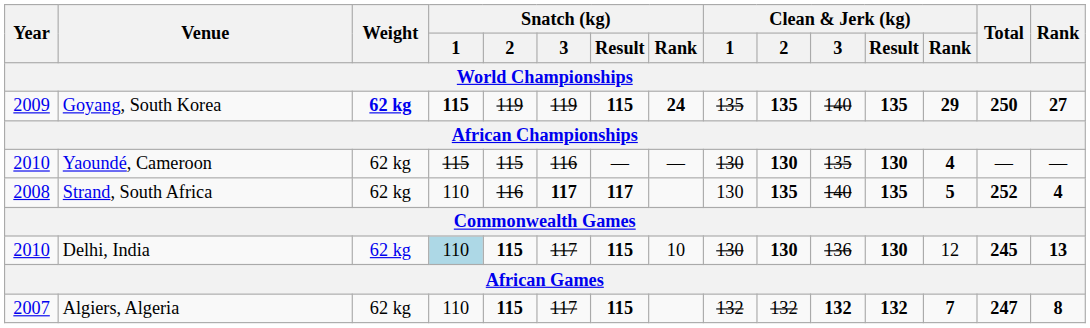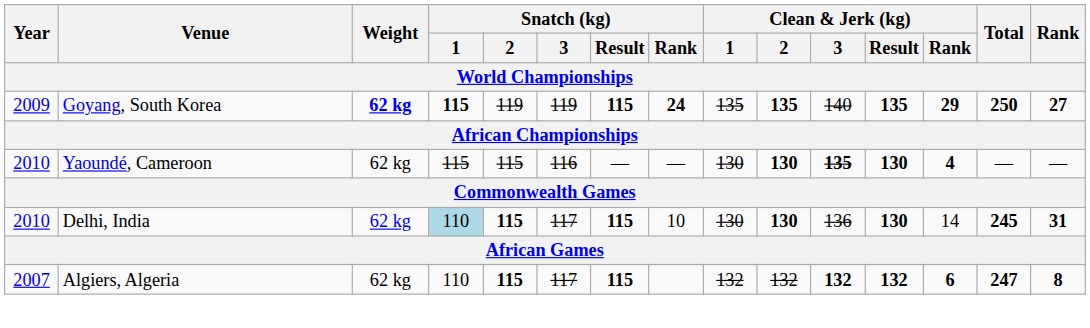(838, 163) normal -> (838, 163) bold
- row: (138, 192)
(950, 250) 12 -> (950, 221) 14
(1058, 250) 13 -> (1058, 221) 31
(950, 308) 7 -> (950, 279) 6
